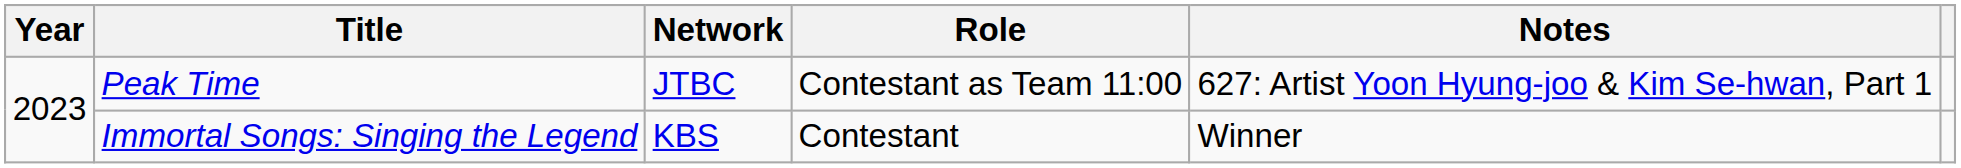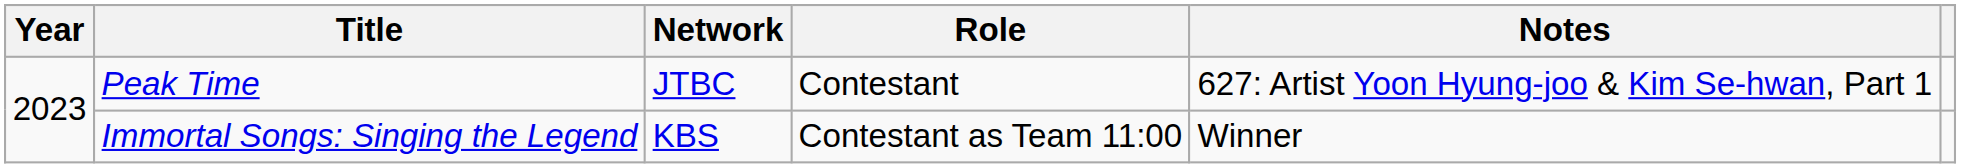(990, 83) Contestant as Team 11:00 -> (879, 83) Contestant
(879, 135) Contestant -> (990, 135) Contestant as Team 11:00
